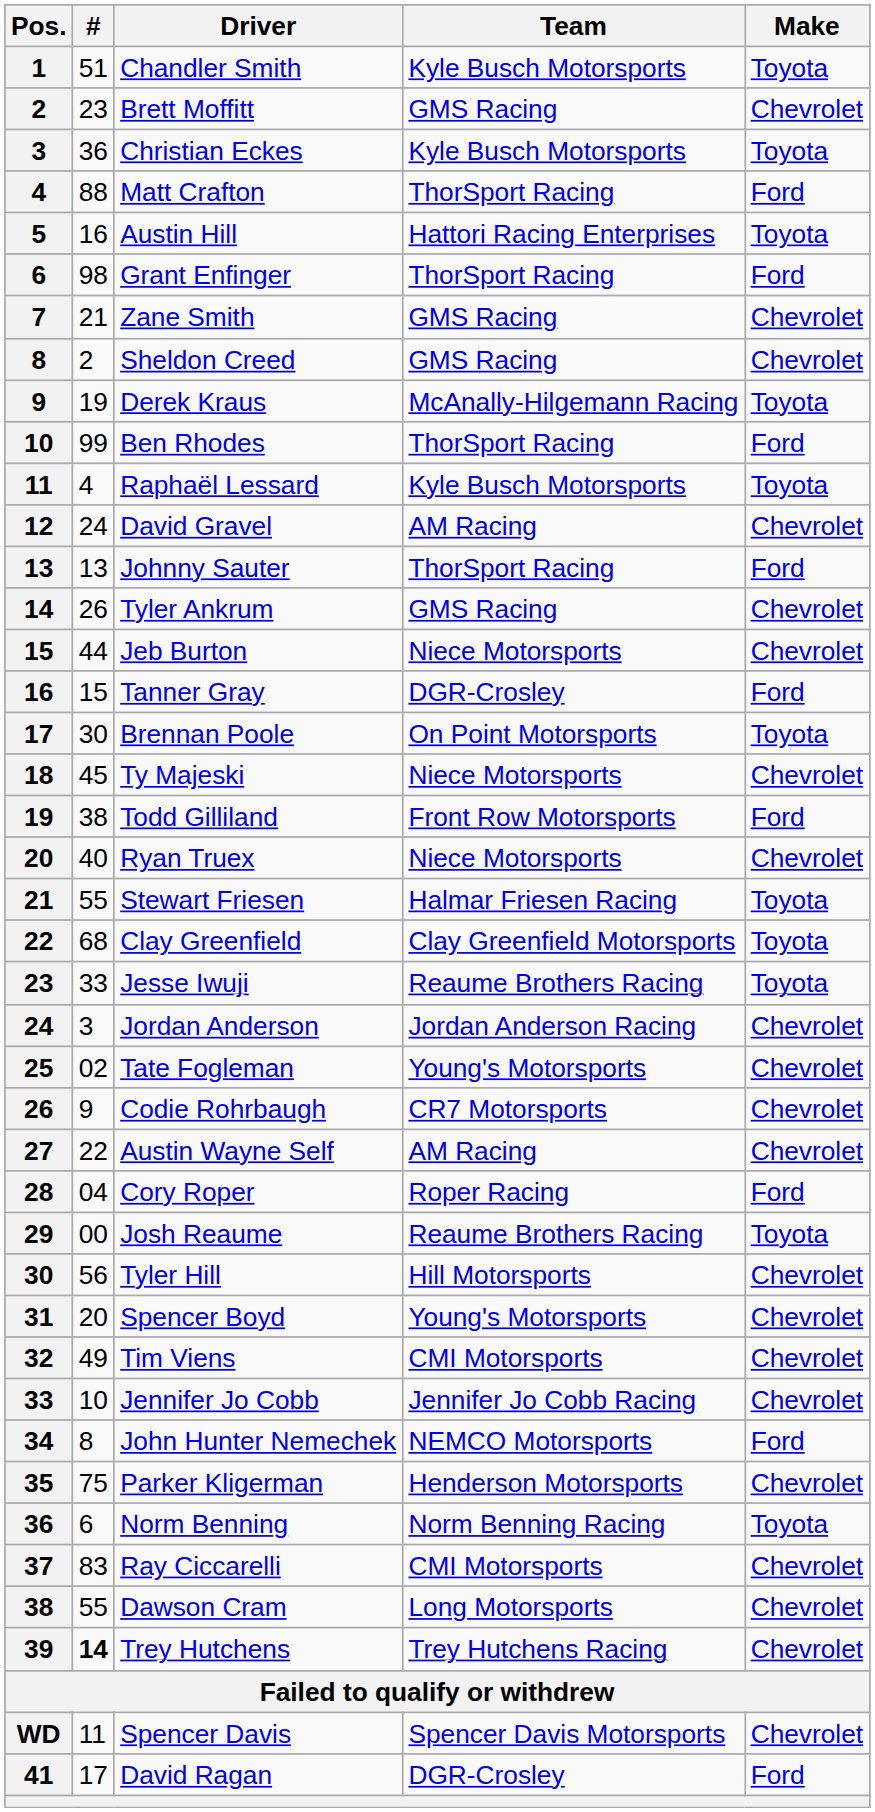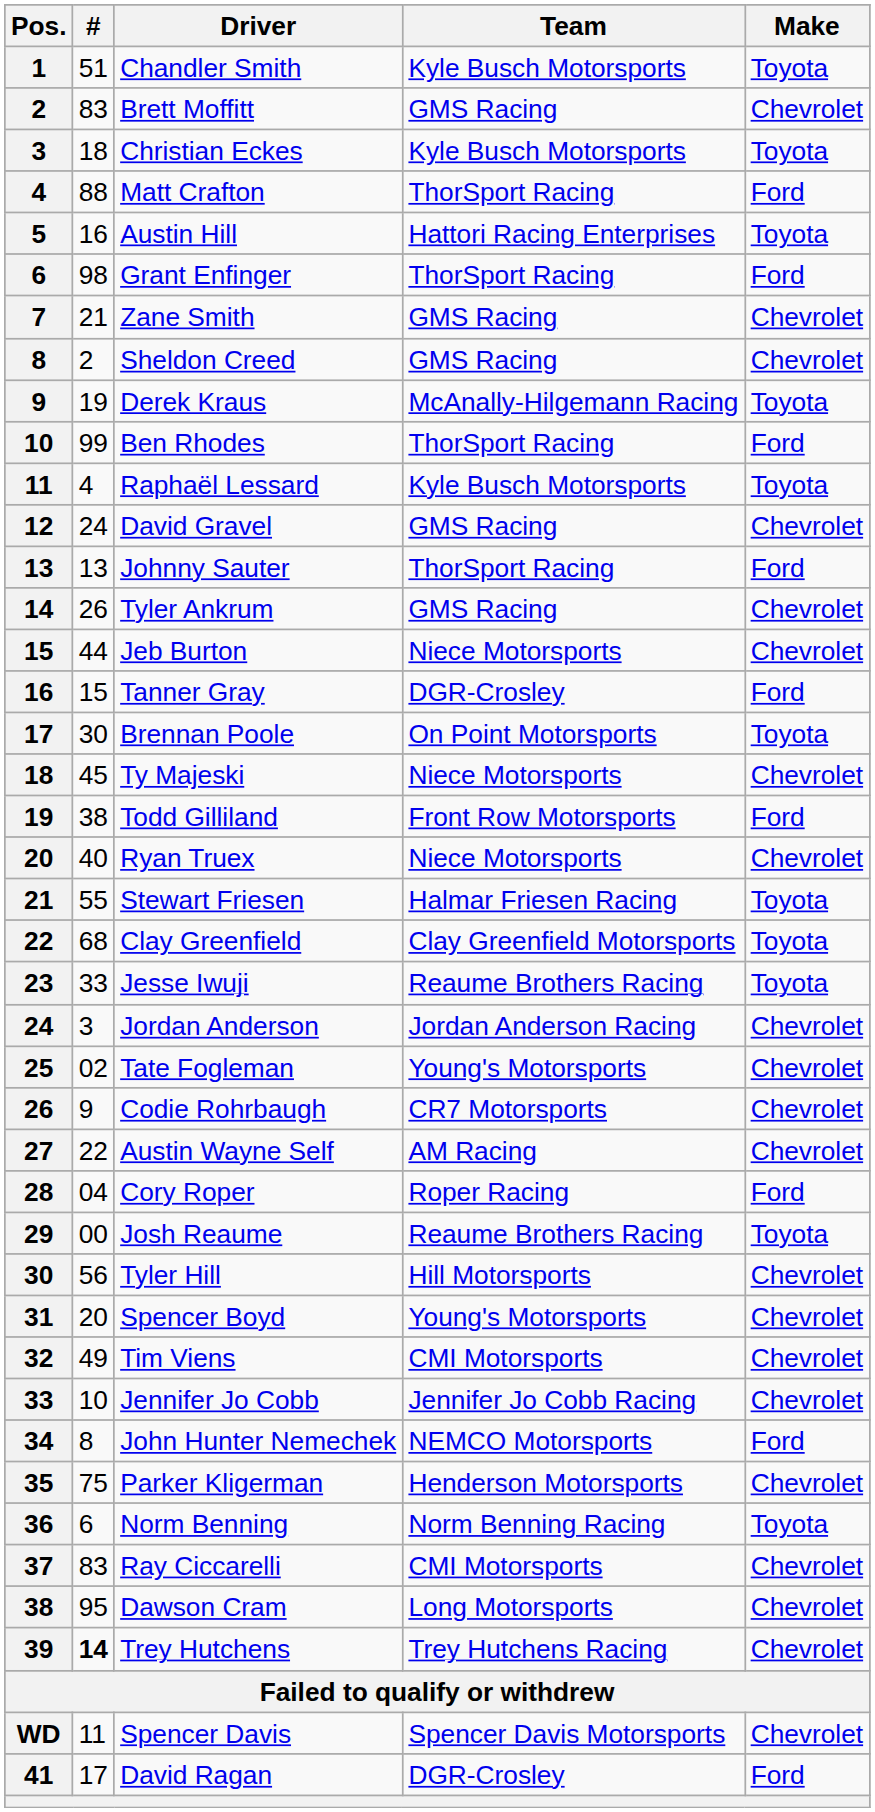(93, 109) 23 -> (93, 109) 83
(93, 151) 36 -> (93, 151) 18
(473, 525) AM Racing -> (483, 525) GMS Racing
(93, 1608) 55 -> (93, 1608) 95
